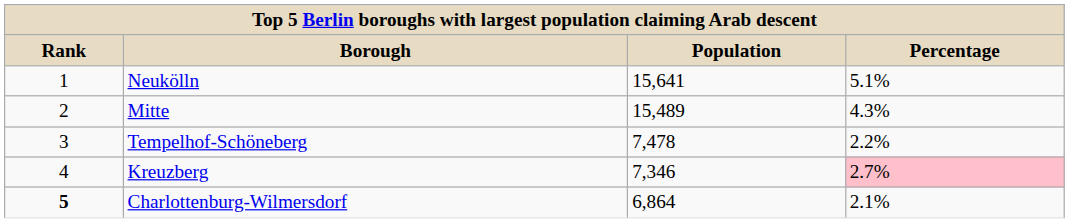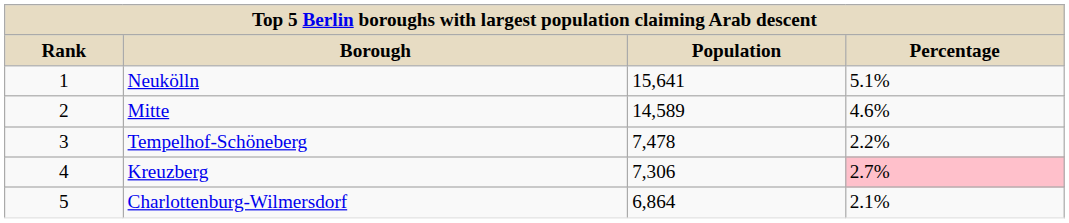(659, 111) 15,489 -> (659, 111) 14,589
(870, 111) 4.3% -> (870, 111) 4.6%
(654, 171) 7,346 -> (654, 171) 7,306
(64, 202) bold -> (64, 202) normal
